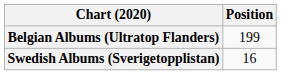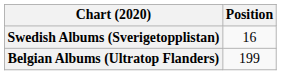rows swapped: (113, 37) <-> (113, 59)
